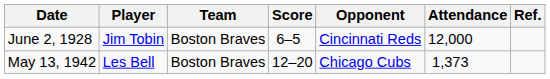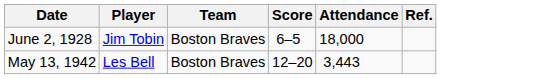- column: (370, 16)
(450, 39) 12,000 -> (342, 39) 18,000
(448, 62) 1,373 -> (340, 62) 3,443
